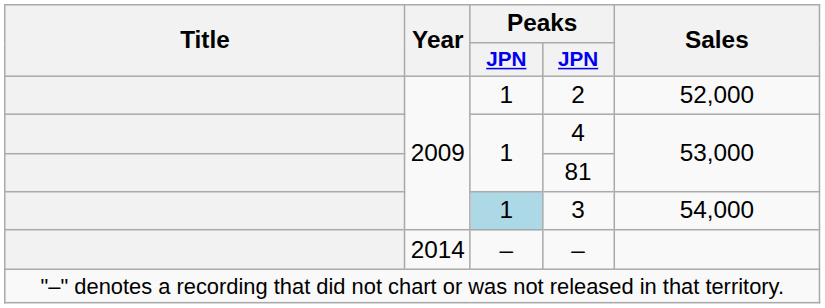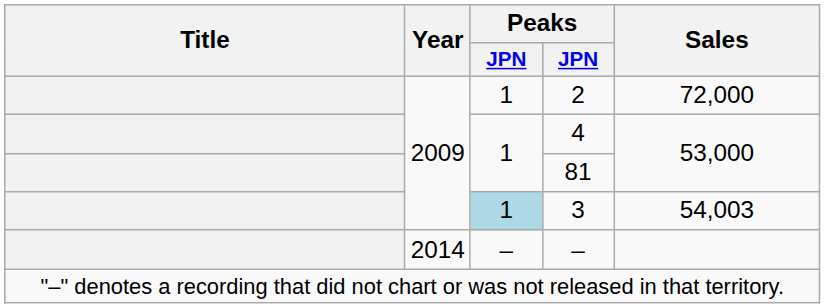(717, 94) 52,000 -> (717, 94) 72,000
(717, 210) 54,000 -> (717, 210) 54,003
